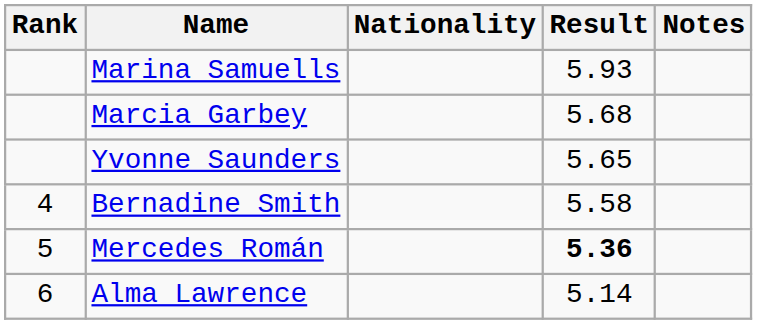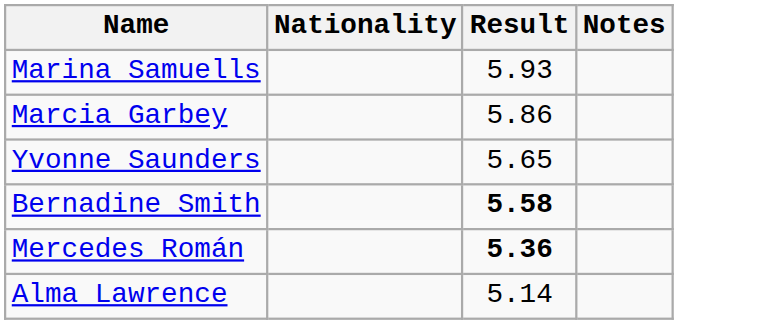- column: (45, 28)
(599, 117) 5.68 -> (520, 117) 5.86
(599, 206) normal -> (520, 206) bold
